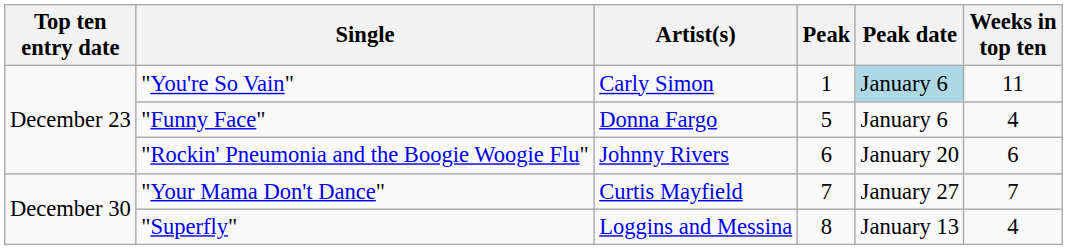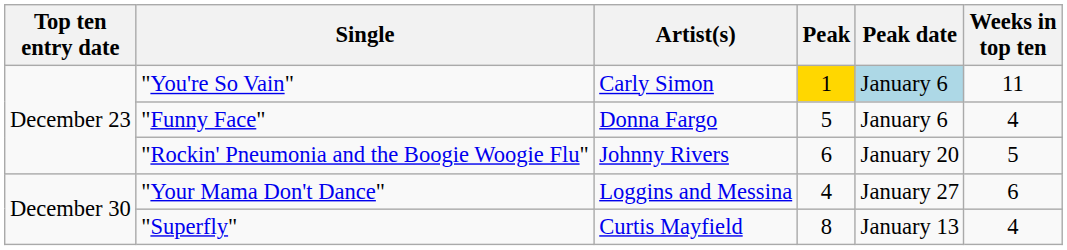(826, 83) no background -> (826, 83) gold background
(1013, 155) 6 -> (1013, 155) 5
(671, 190) Curtis Mayfield -> (696, 190) Loggins and Messina
(826, 190) 7 -> (826, 190) 4
(1013, 190) 7 -> (1013, 190) 6
(696, 226) Loggins and Messina -> (671, 226) Curtis Mayfield
